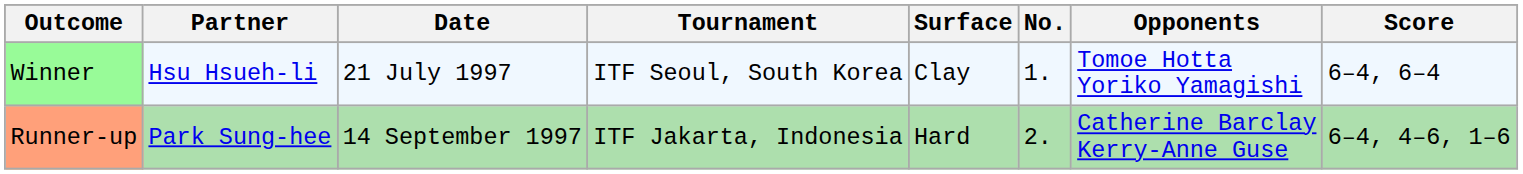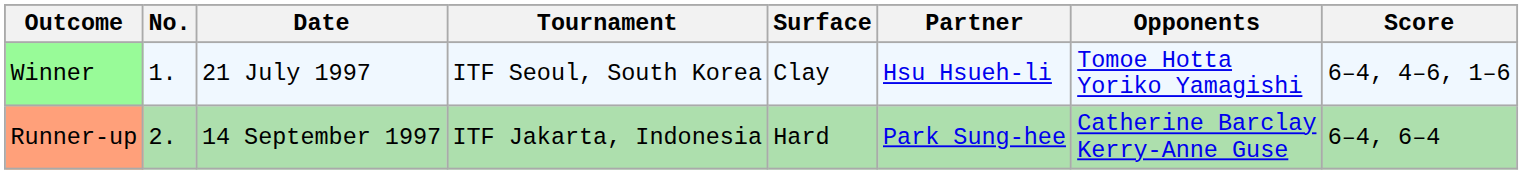columns swapped: (1045, 23) <-> (240, 23)
(1384, 73) 6–4, 6–4 -> (1419, 73) 6–4, 4–6, 1–6
(1419, 137) 6–4, 4–6, 1–6 -> (1384, 137) 6–4, 6–4
